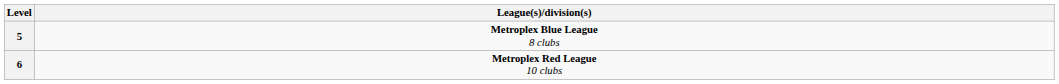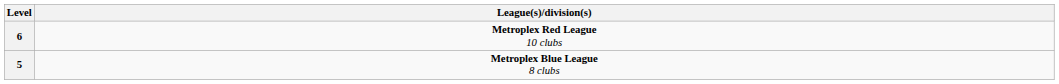rows swapped: (19, 36) <-> (19, 65)
